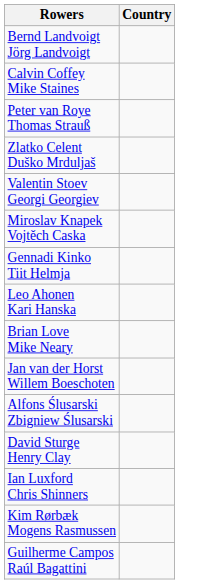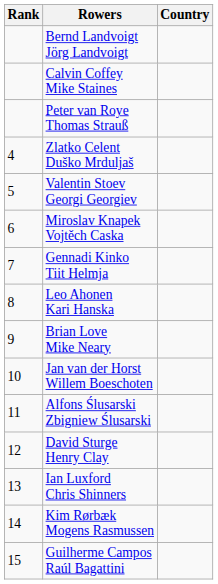+ column: (23, 15)
